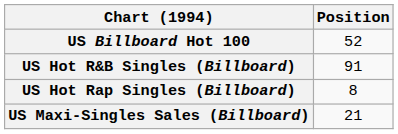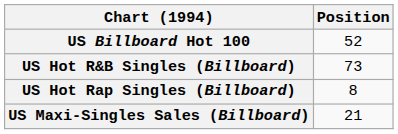(353, 67) 91 -> (353, 67) 73
